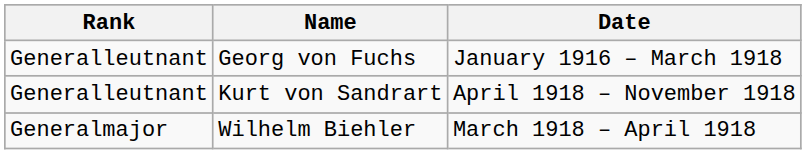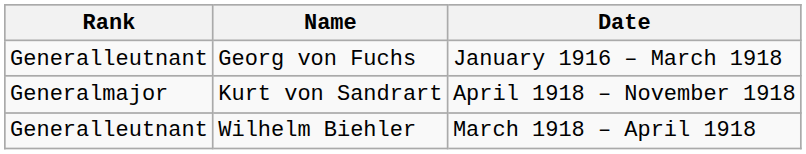(109, 94) Generalleutnant -> (89, 94) Generalmajor
(89, 130) Generalmajor -> (109, 130) Generalleutnant
